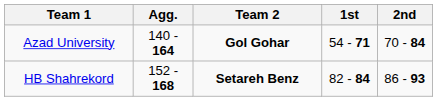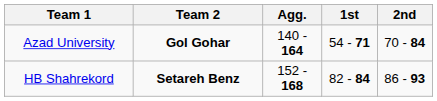columns swapped: (163, 14) <-> (257, 14)
